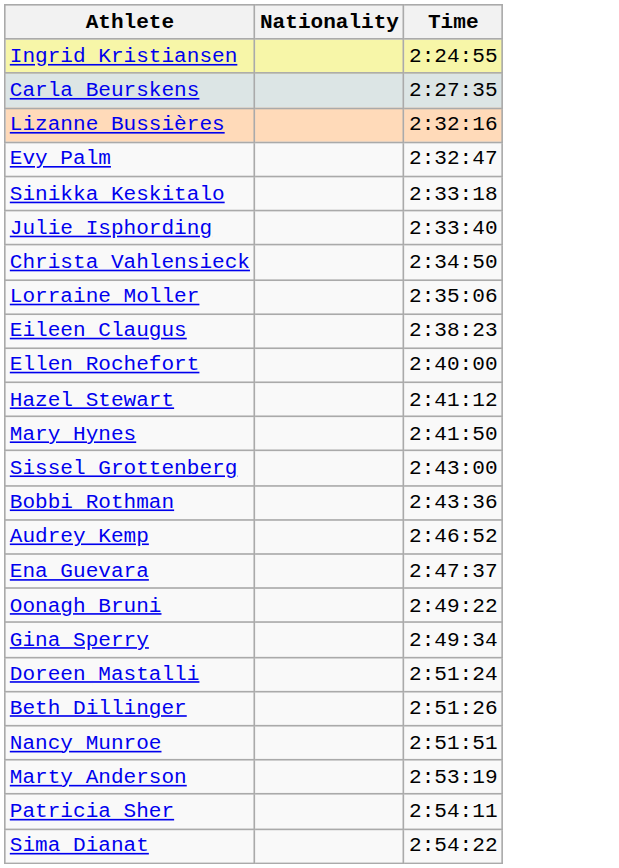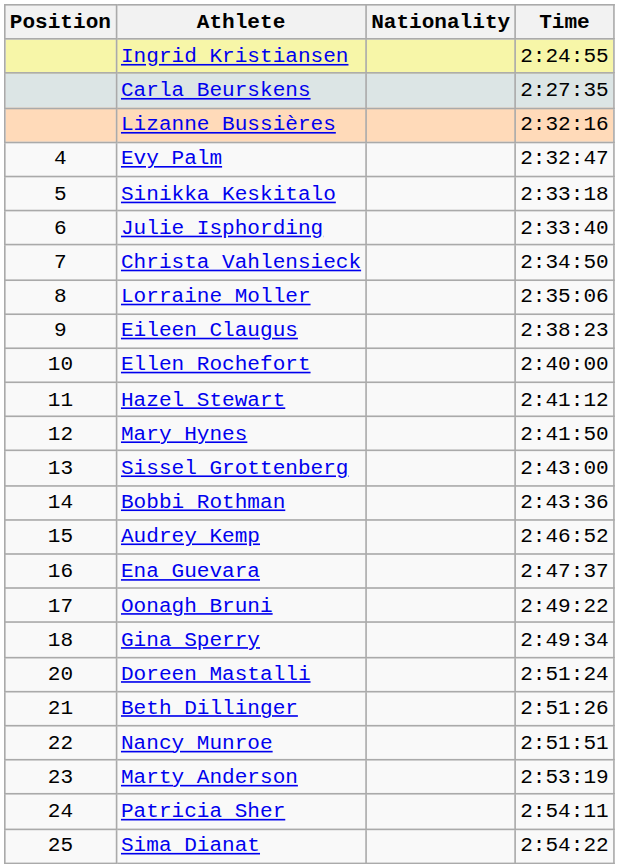+ column: (60, 22)
